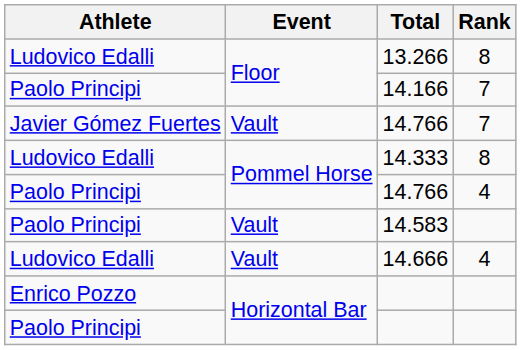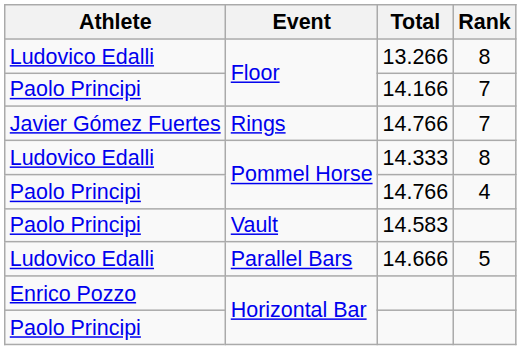(254, 124) Vault -> (258, 124) Rings
(254, 259) Vault -> (292, 259) Parallel Bars
(484, 259) 4 -> (484, 259) 5
